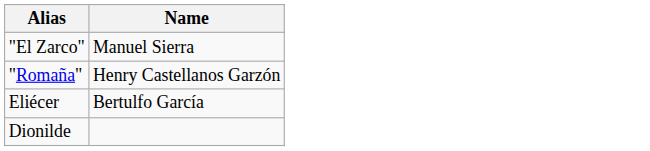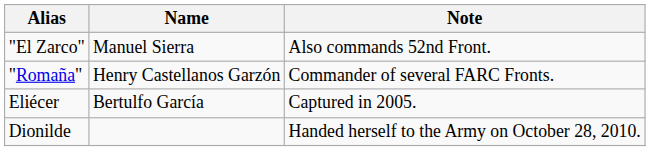+ column: (465, 18)
